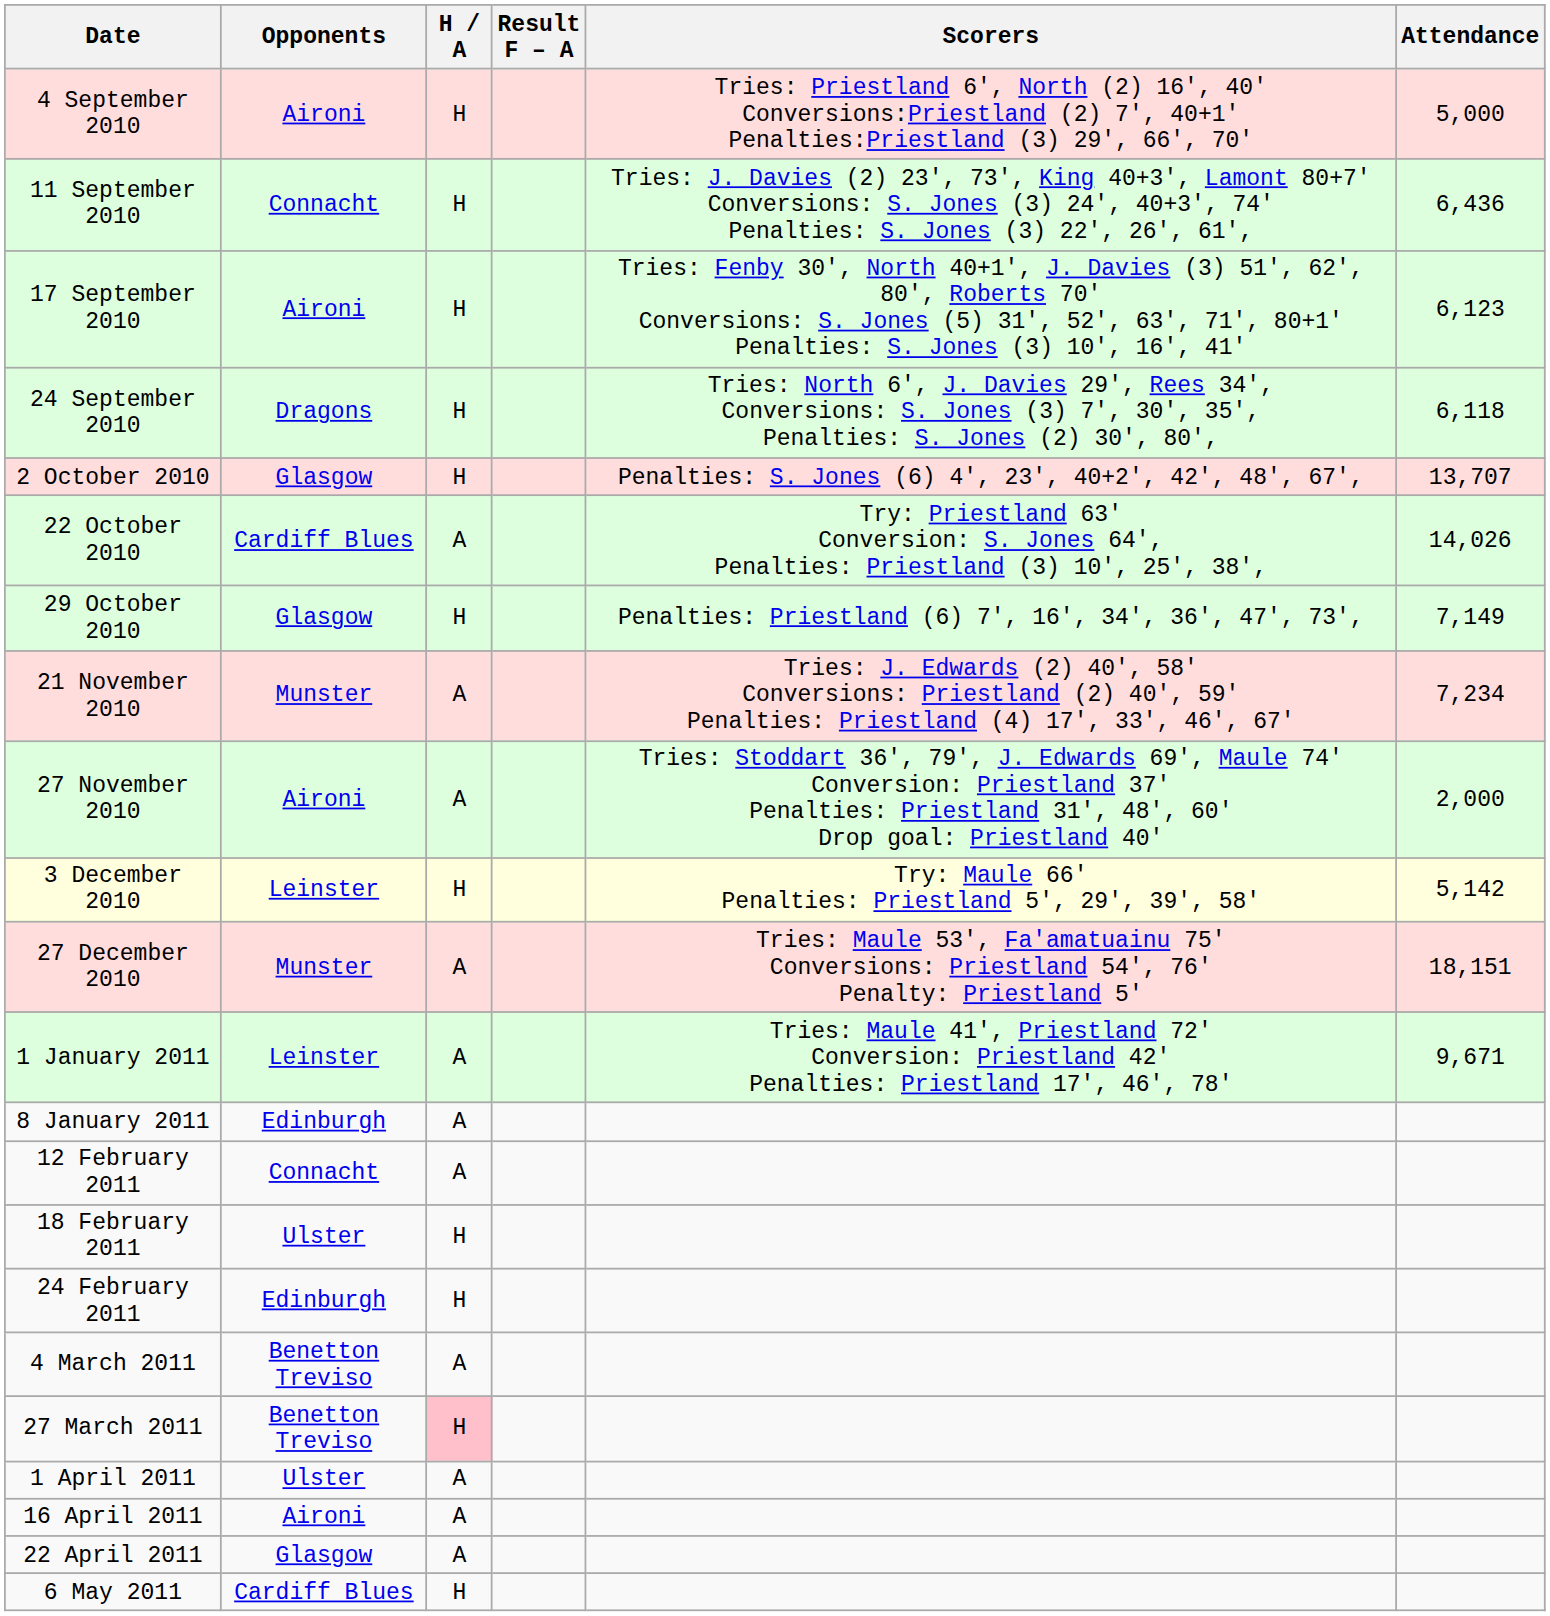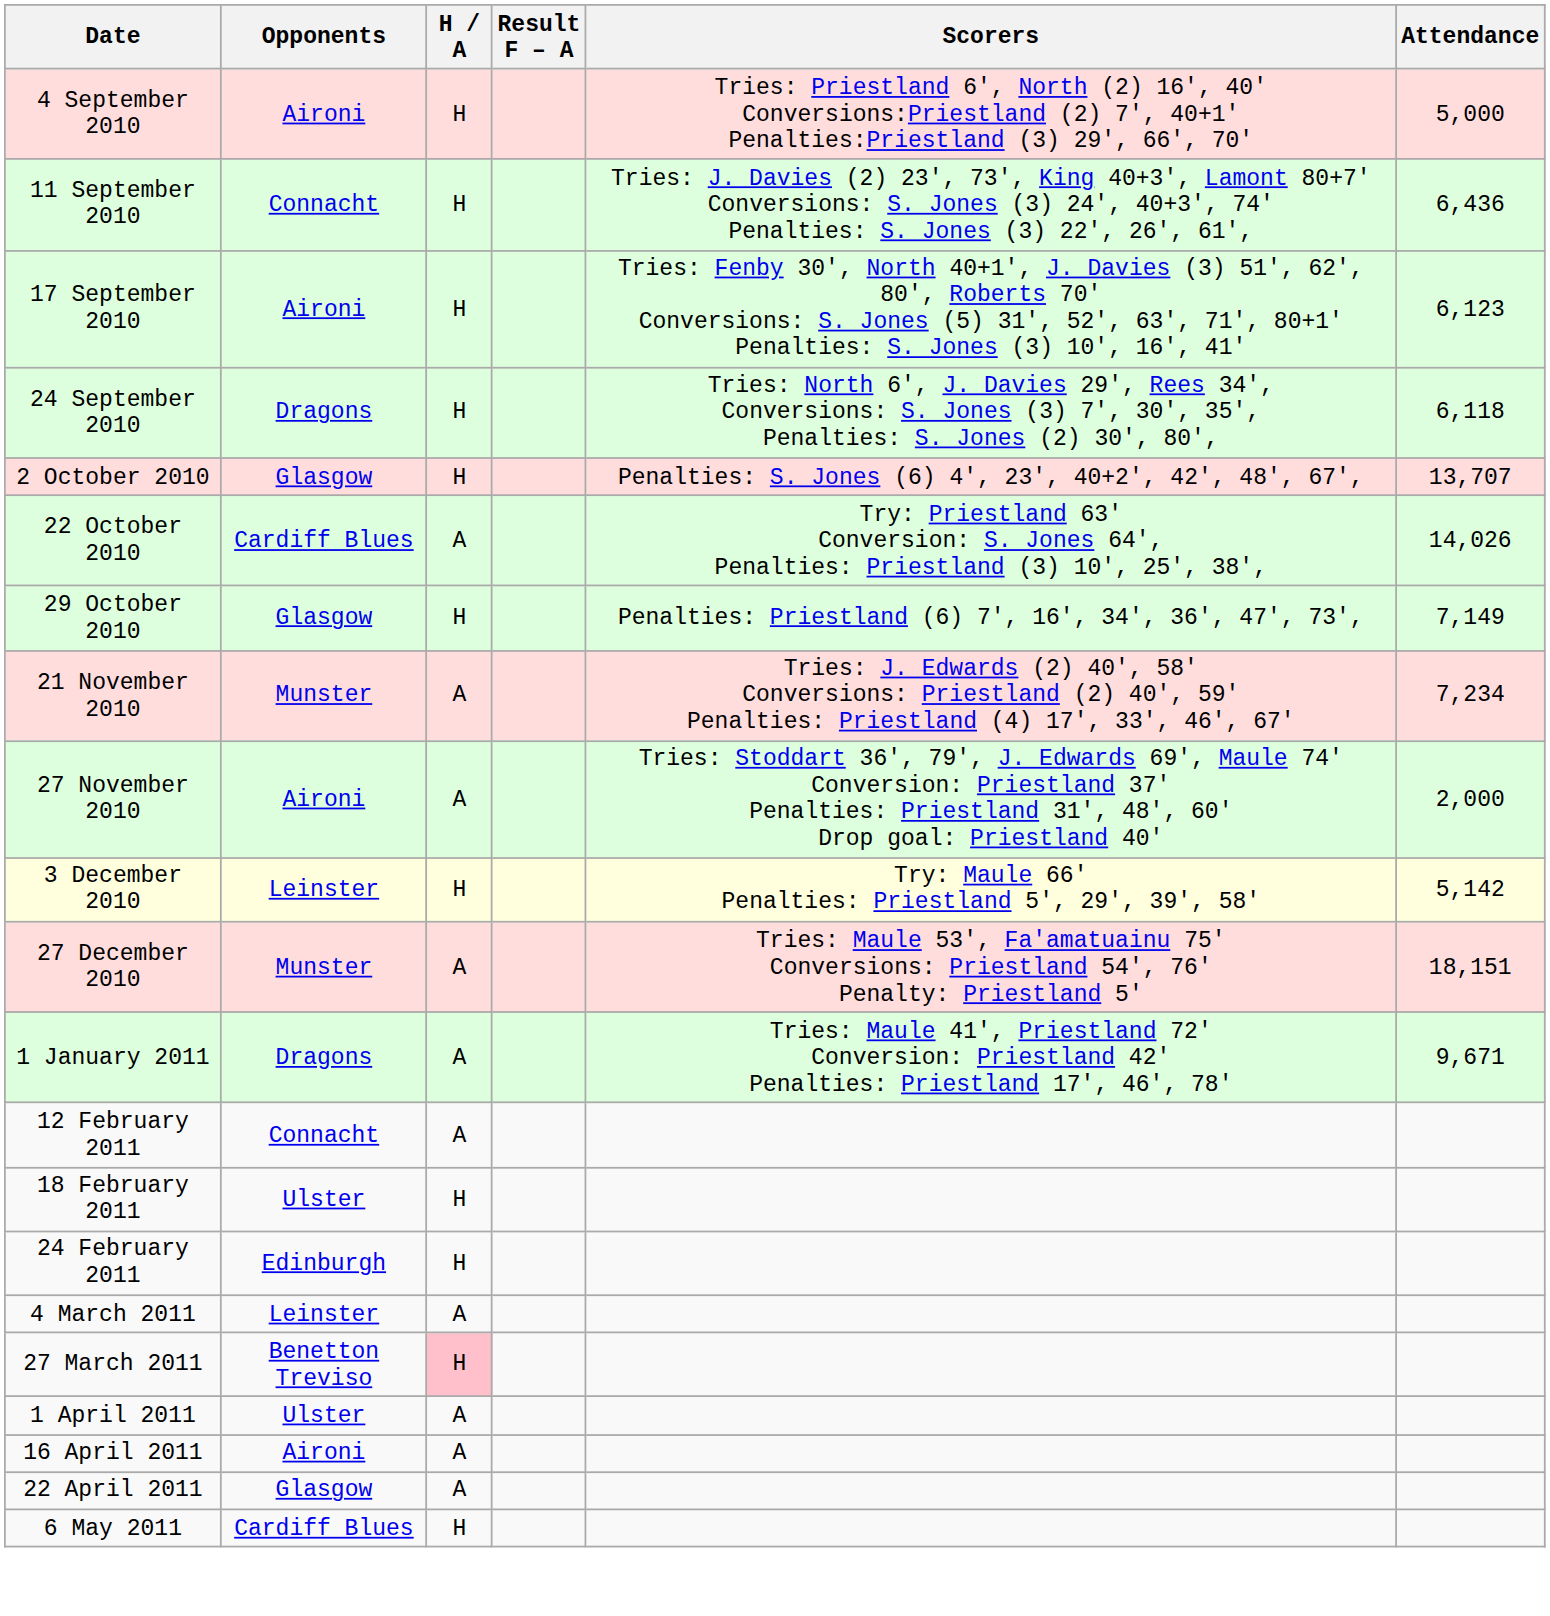(324, 1058) Leinster -> (324, 1058) Dragons
- row: (113, 1122)
(324, 1365) Benetton Treviso -> (324, 1314) Leinster
